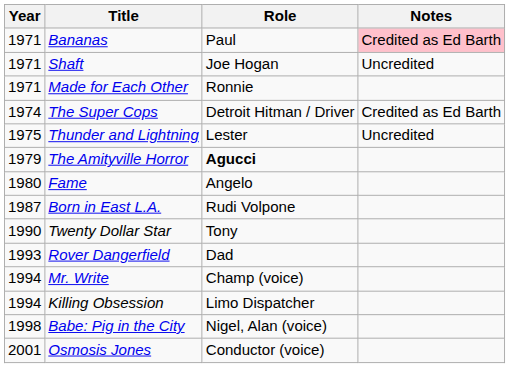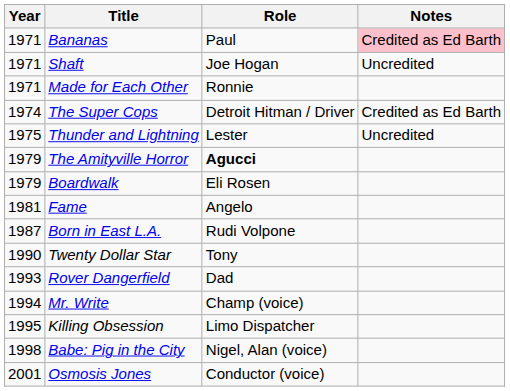+ row: (83, 183)
(25, 183) 1980 -> (25, 207) 1981
(25, 302) 1994 -> (25, 326) 1995
